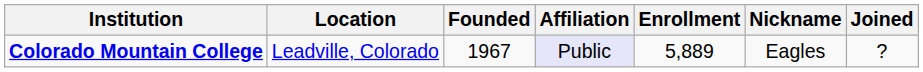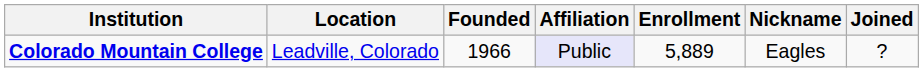(489, 50) 1967 -> (489, 50) 1966
